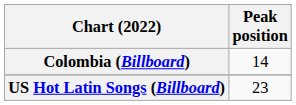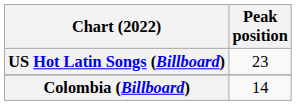rows swapped: (117, 61) <-> (117, 87)
